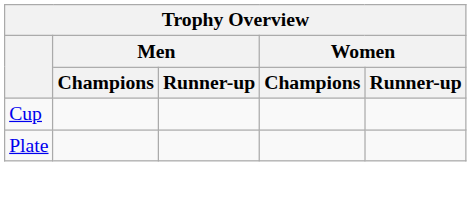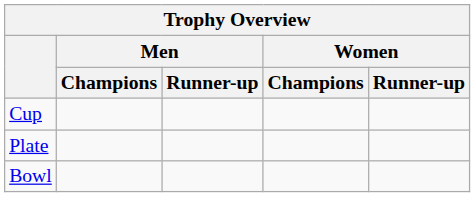+ row: (30, 176)
